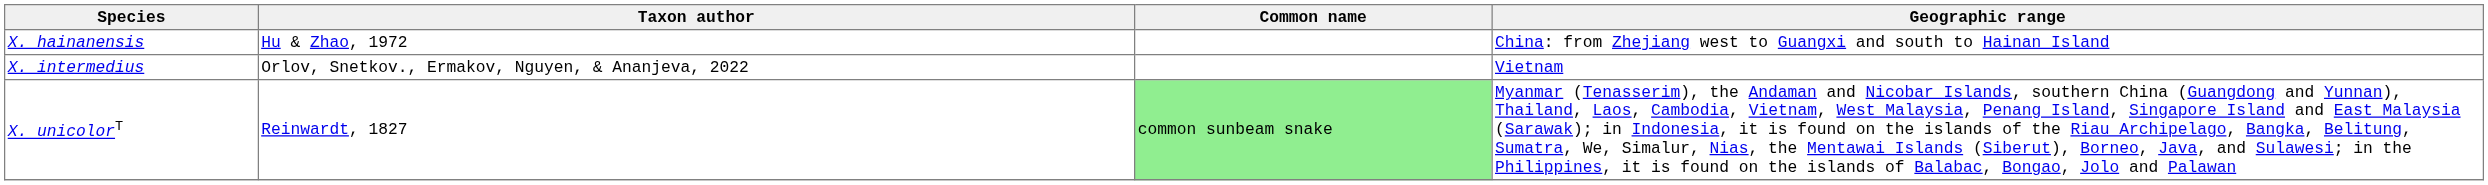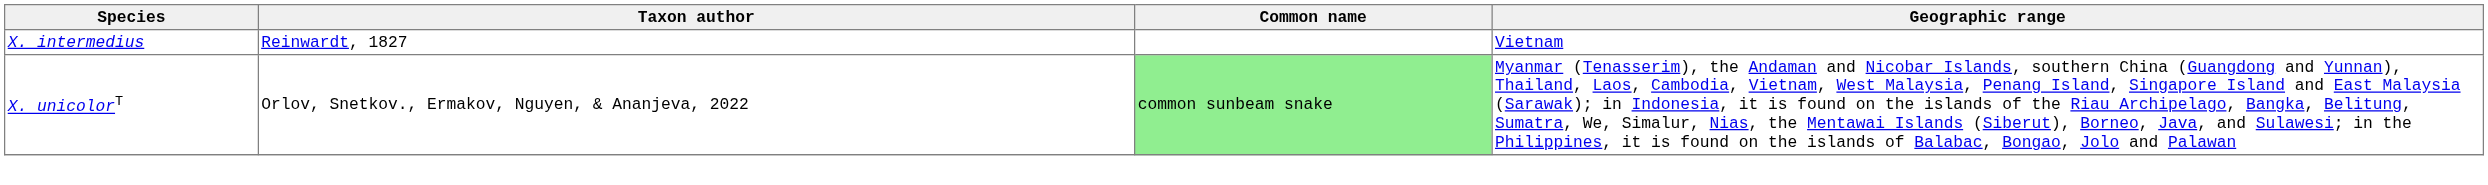- row: (76, 42)
(505, 67) Orlov, Snetkov., Ermakov, Nguyen, & Ananjeva, 2022 -> (334, 42) Reinwardt, 1827
(334, 130) Reinwardt, 1827 -> (505, 105) Orlov, Snetkov., Ermakov, Nguyen, & Ananjeva, 2022
